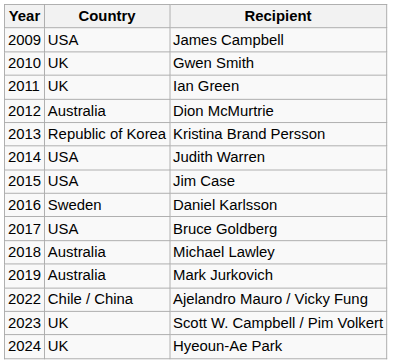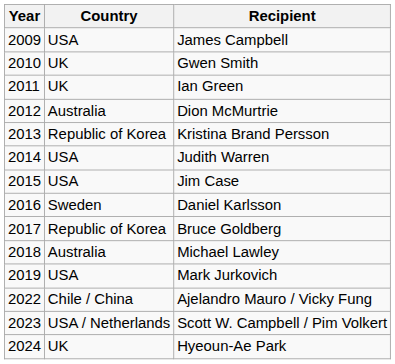(63, 228) USA -> (107, 228) Republic of Korea
(77, 275) Australia -> (63, 275) USA
(58, 323) UK -> (109, 323) USA / Netherlands
